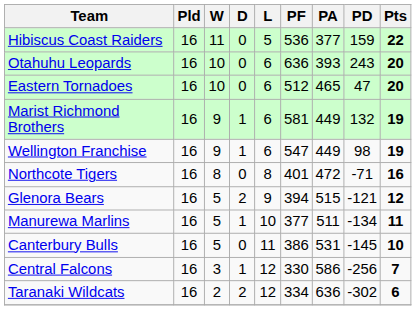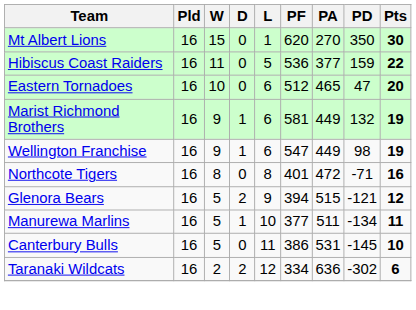+ row: (57, 39)
- row: (70, 63)
- row: (60, 269)
